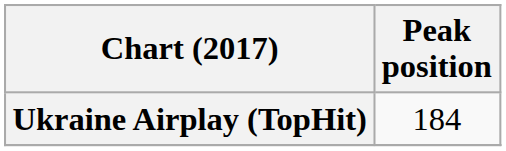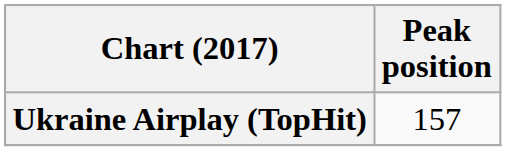(437, 118) 184 -> (437, 118) 157
